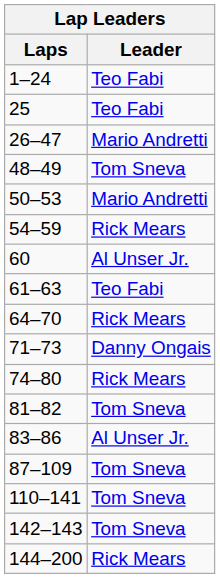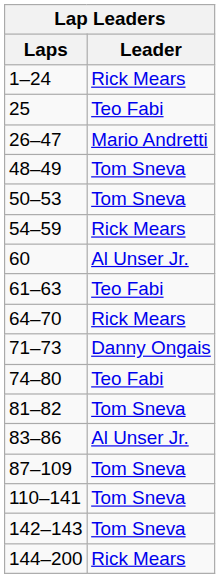(127, 79) Teo Fabi -> (138, 79) Rick Mears
(149, 199) Mario Andretti -> (138, 199) Tom Sneva
(138, 378) Rick Mears -> (127, 378) Teo Fabi
